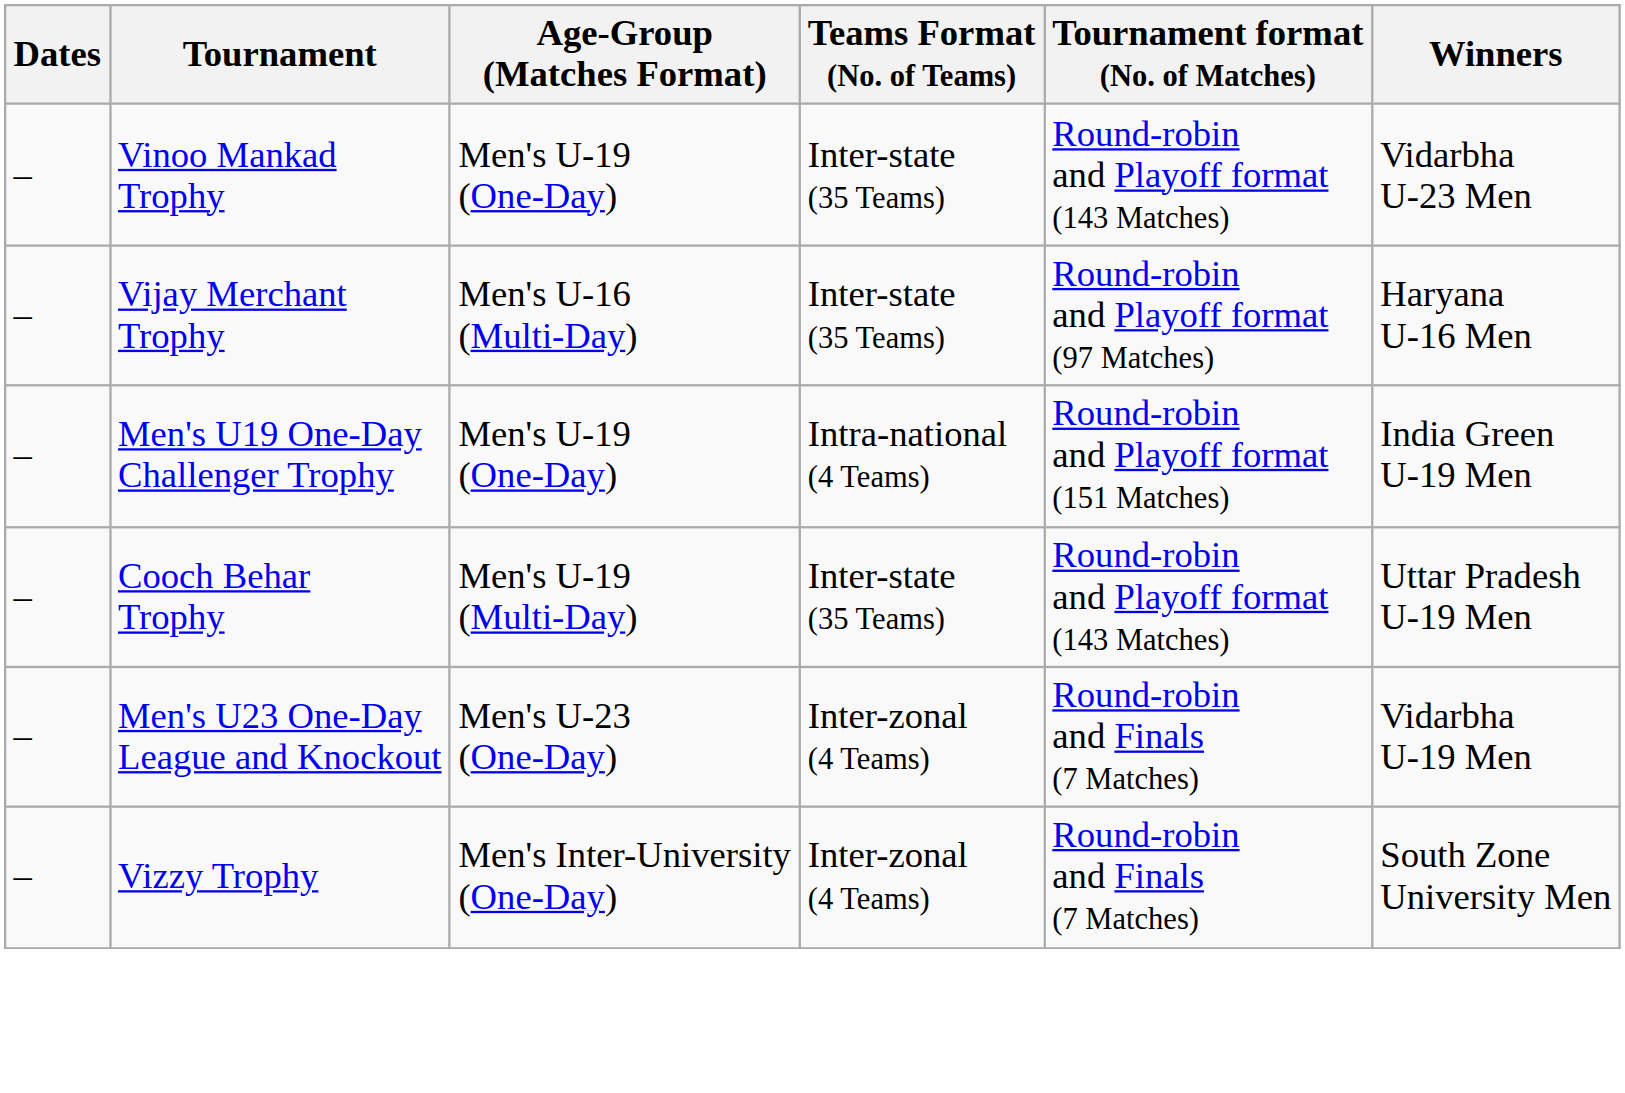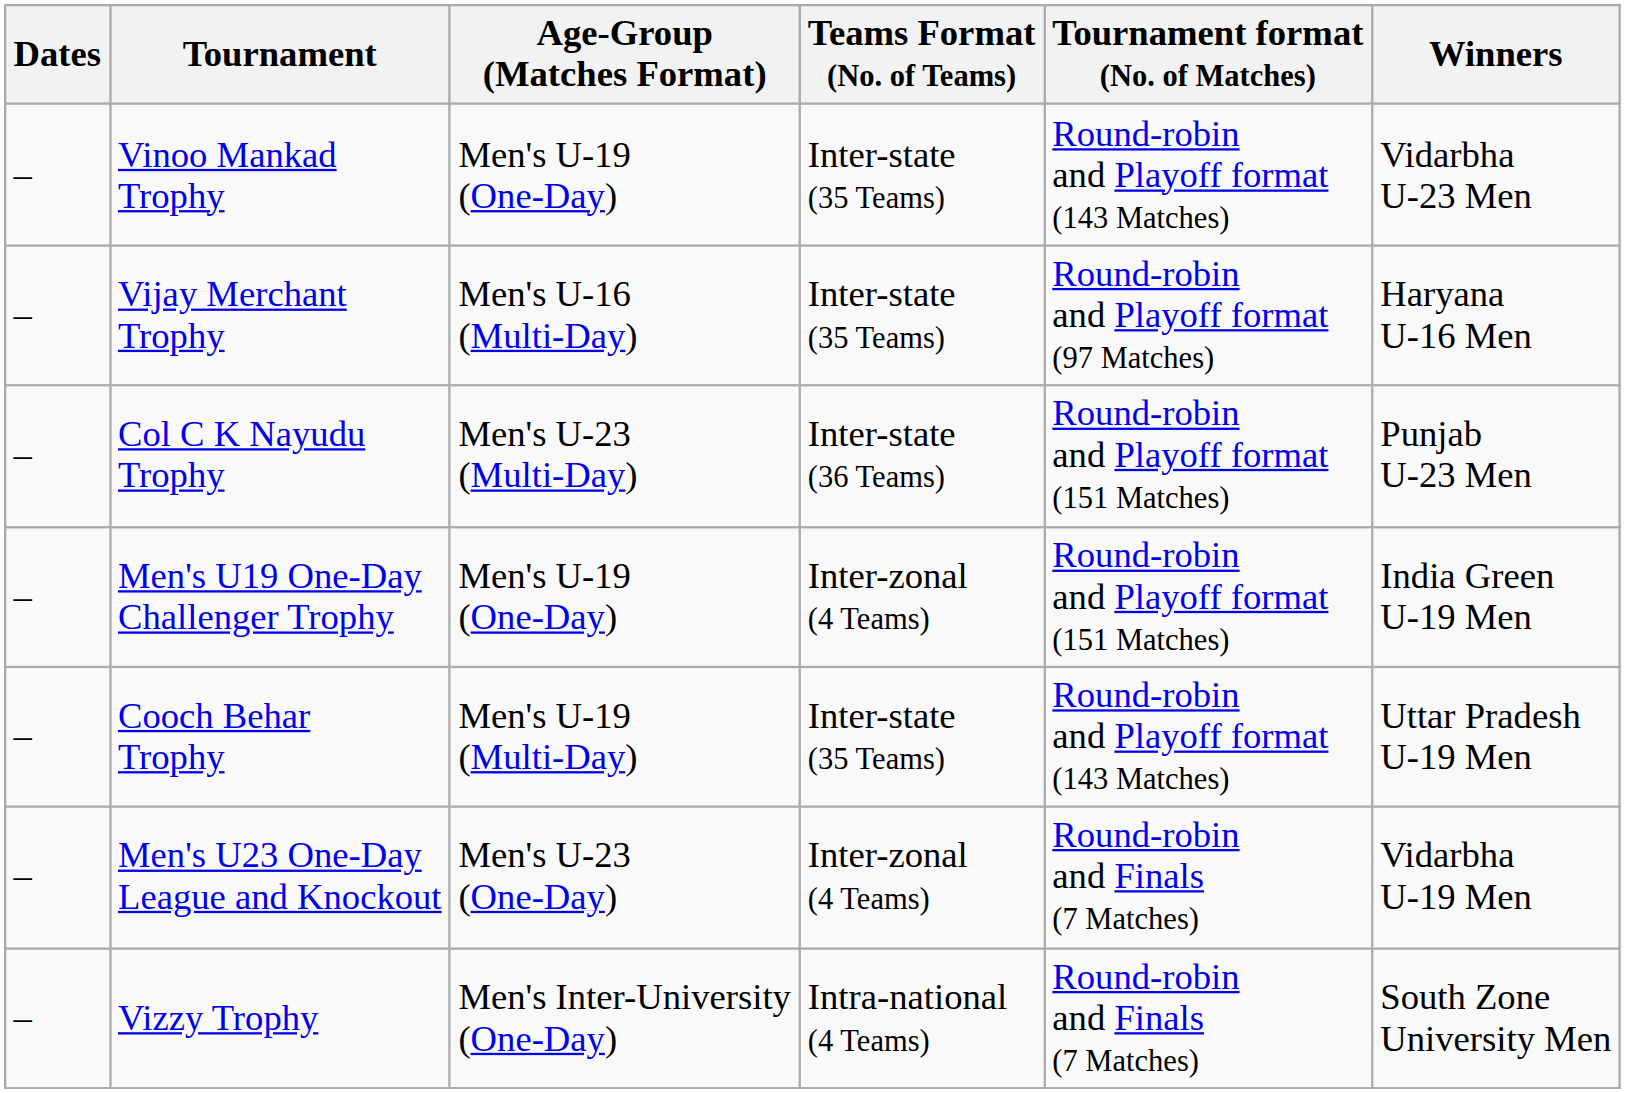+ row: (242, 455)
(908, 455) Intra-national (4 Teams) -> (888, 595) Inter-zonal (4 Teams)
(888, 876) Inter-zonal (4 Teams) -> (908, 1017) Intra-national (4 Teams)
